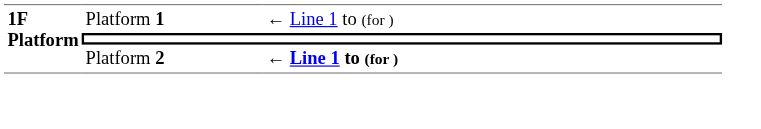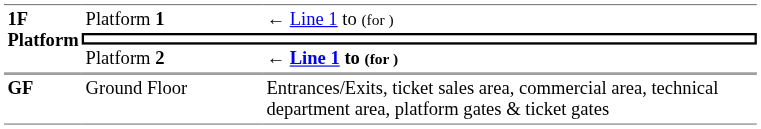+ row: (136, 88)
